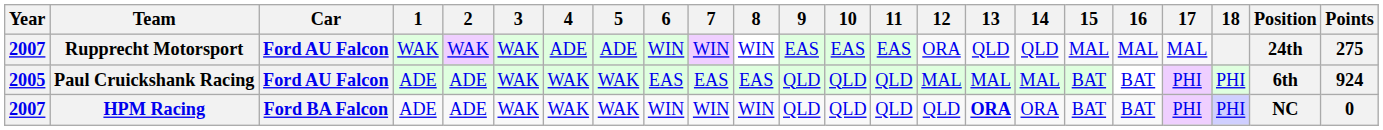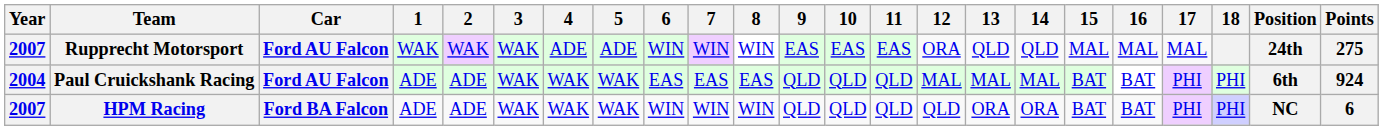(27, 79) 2005 -> (27, 79) 2004
(991, 109) bold -> (991, 109) normal
(1350, 109) 0 -> (1350, 109) 6
